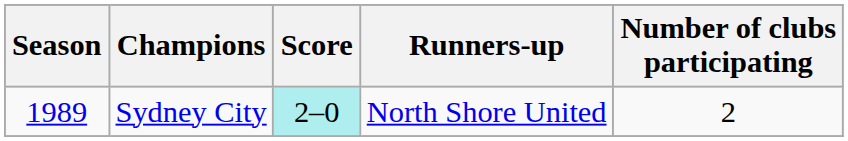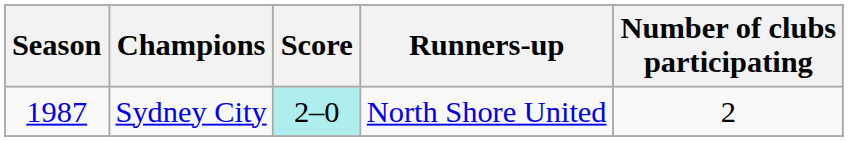(57, 111) 1989 -> (57, 111) 1987
